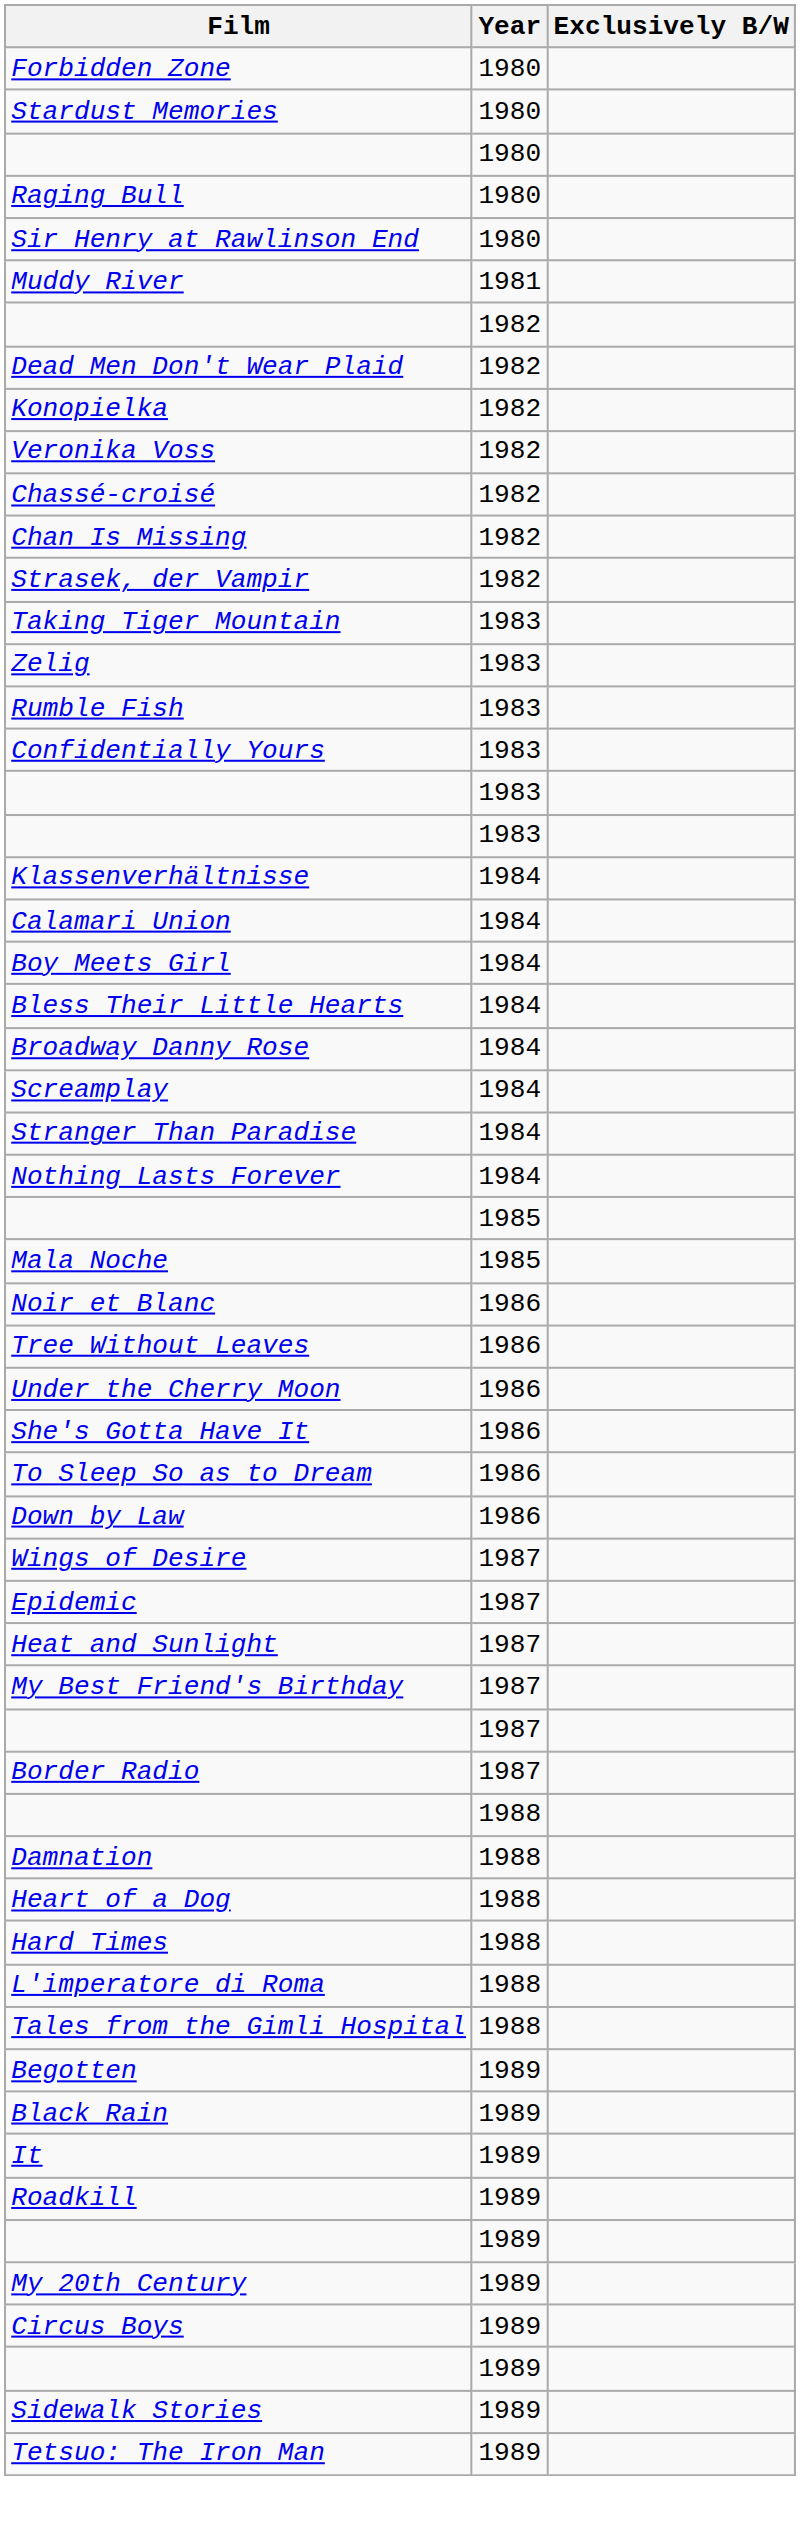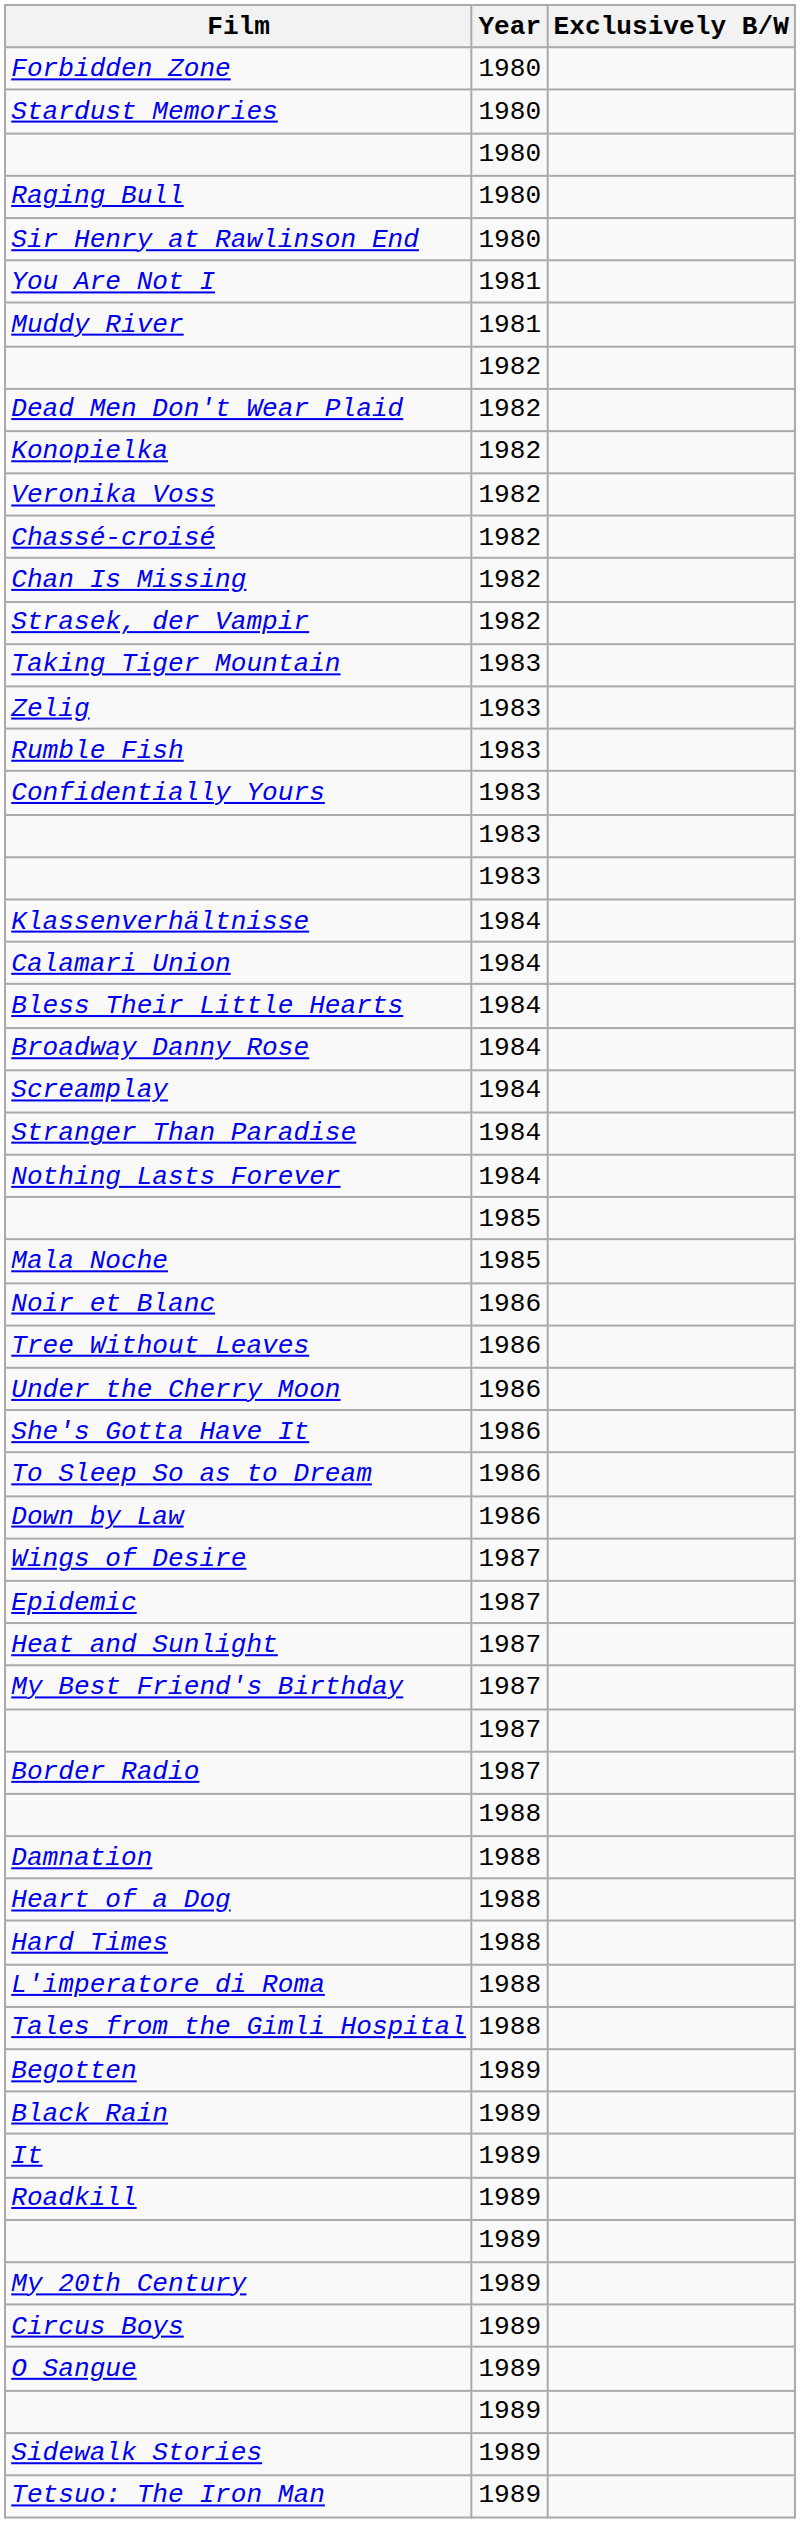+ row: (113, 282)
- row: (121, 963)
+ row: (74, 2369)
